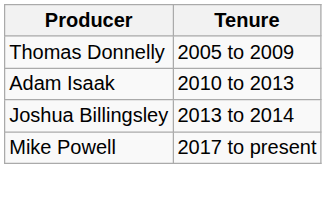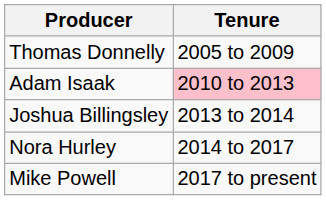(236, 83) no background -> (236, 83) pink background
+ row: (63, 147)
